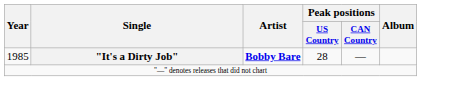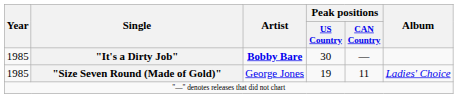(322, 56) 28 -> (326, 56) 30
+ row: (137, 73)
